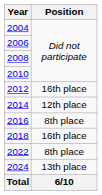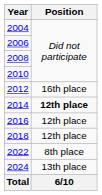(64, 105) normal -> (64, 105) bold
(64, 120) 8th place -> (64, 120) 12th place
(64, 136) 16th place -> (64, 136) 12th place
